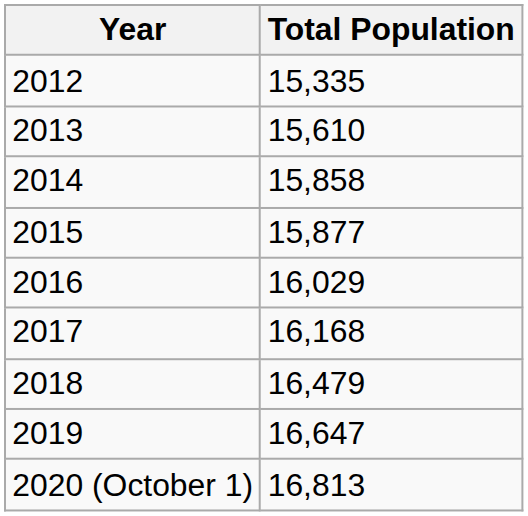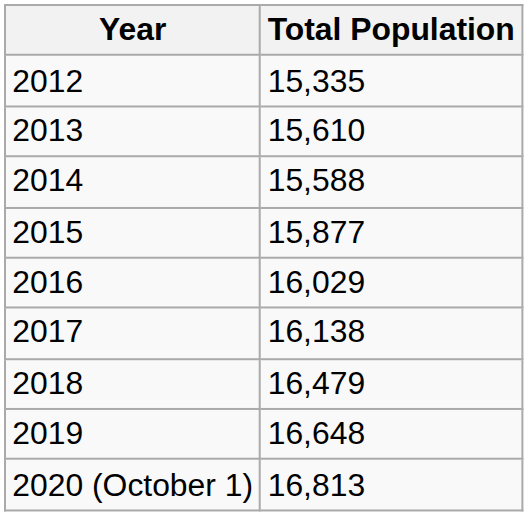(316, 181) 15,858 -> (316, 181) 15,588
(316, 332) 16,168 -> (316, 332) 16,138
(316, 433) 16,647 -> (316, 433) 16,648
